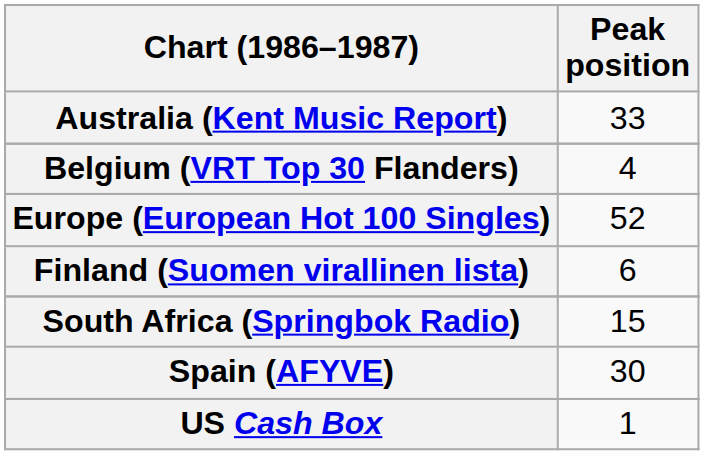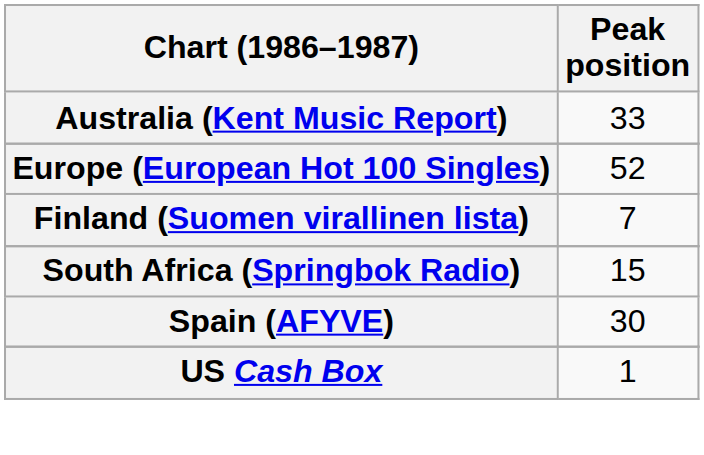- row: (281, 168)
(628, 270) 6 -> (628, 219) 7
